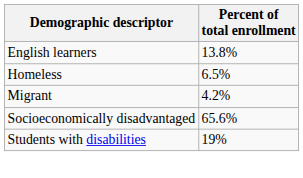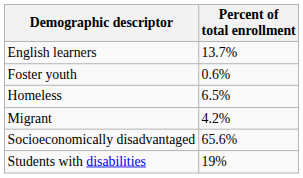(219, 52) 13.8% -> (219, 52) 13.7%
+ row: (42, 74)
